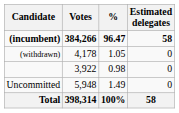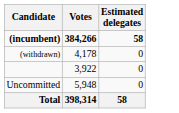- column: (113, 17)
